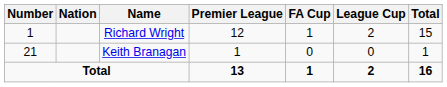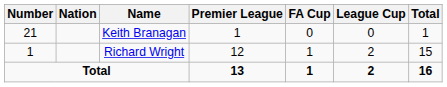rows swapped: (144, 33) <-> (144, 52)
